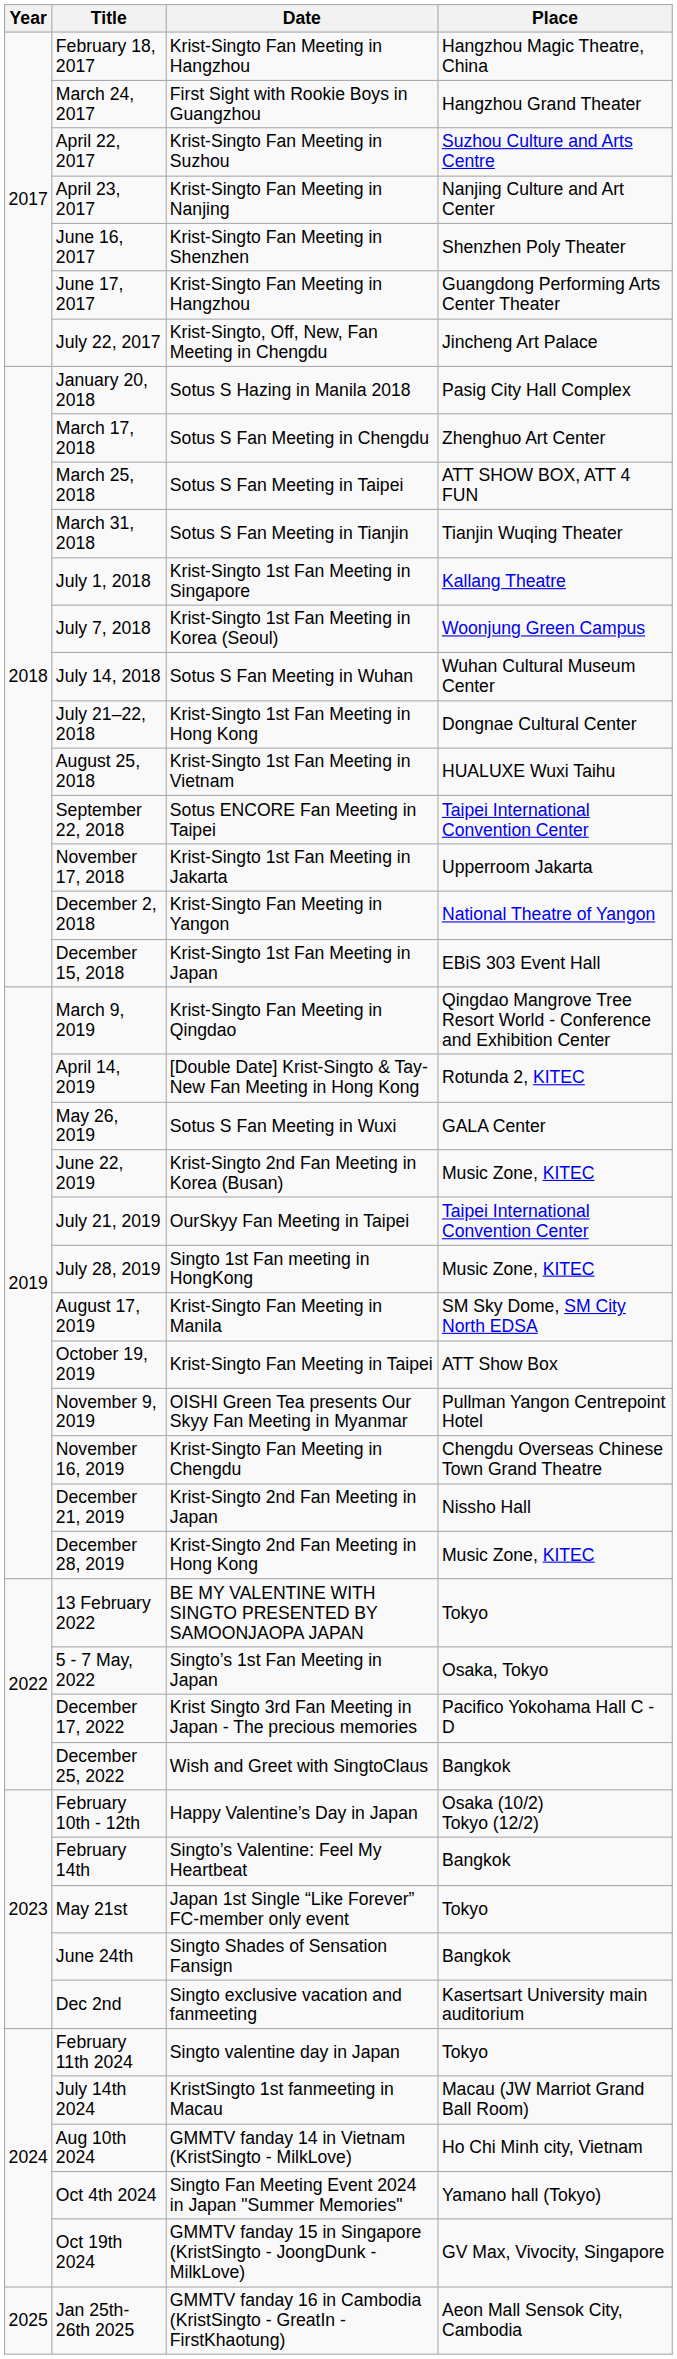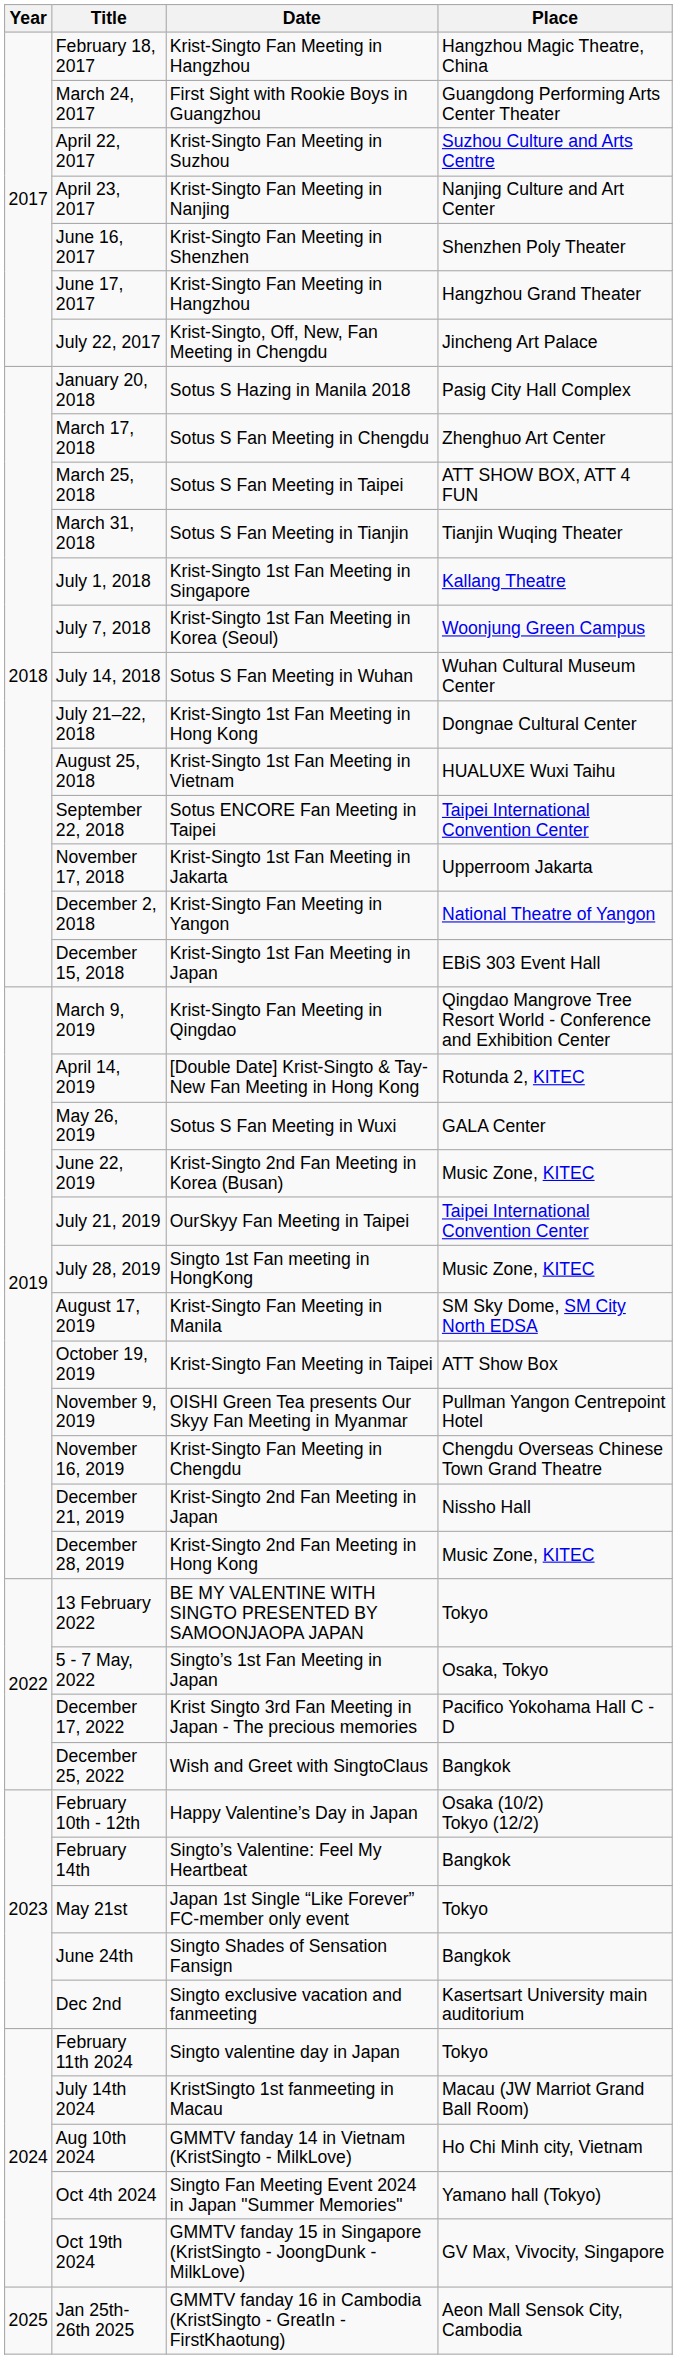(542, 103) Hangzhou Grand Theater -> (551, 103) Guangdong Performing Arts Center Theater
(551, 294) Guangdong Performing Arts Center Theater -> (542, 294) Hangzhou Grand Theater
